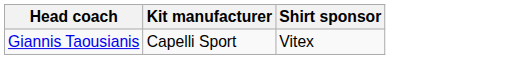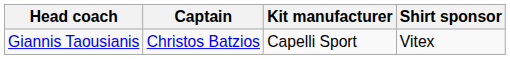+ column: (203, 16)
